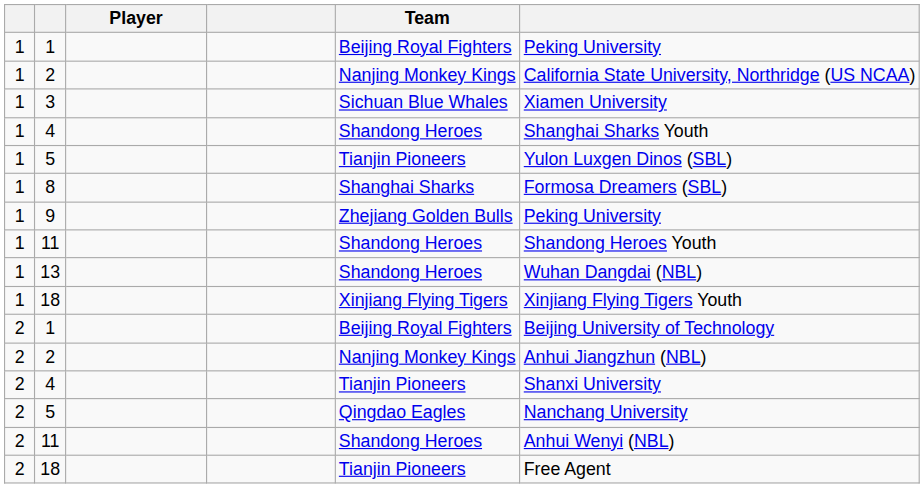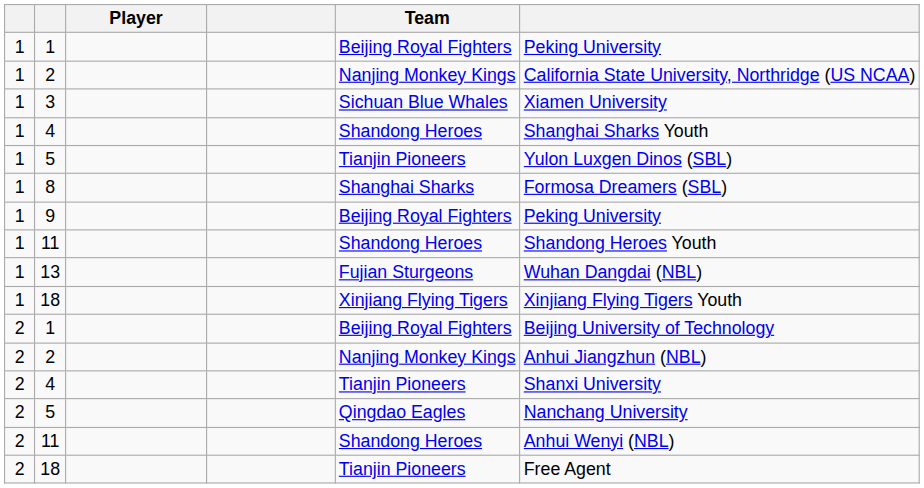(426, 215) Zhejiang Golden Bulls -> (425, 215) Beijing Royal Fighters
(410, 272) Shandong Heroes -> (406, 272) Fujian Sturgeons
